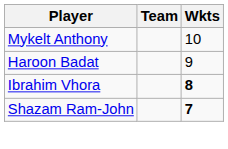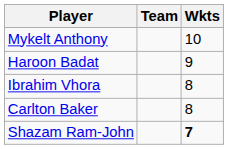(189, 86) bold -> (189, 86) normal
+ row: (53, 109)
